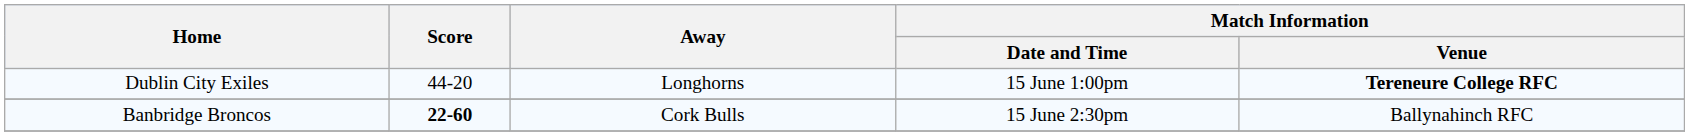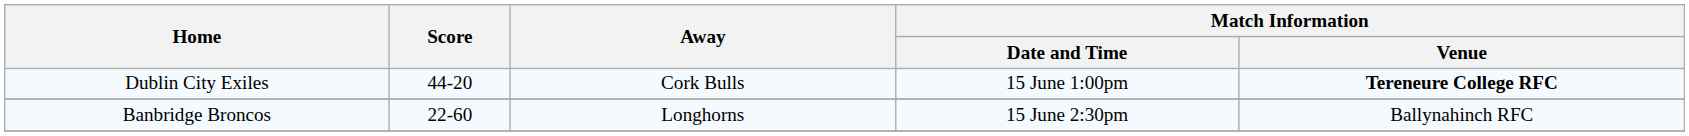(703, 83) Longhorns -> (703, 83) Cork Bulls
(450, 115) bold -> (450, 115) normal
(703, 115) Cork Bulls -> (703, 115) Longhorns
